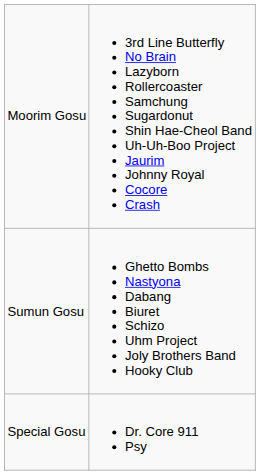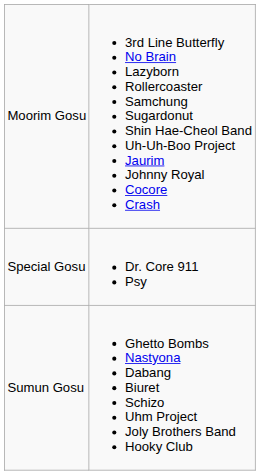rows swapped: (46, 311) <-> (46, 432)
